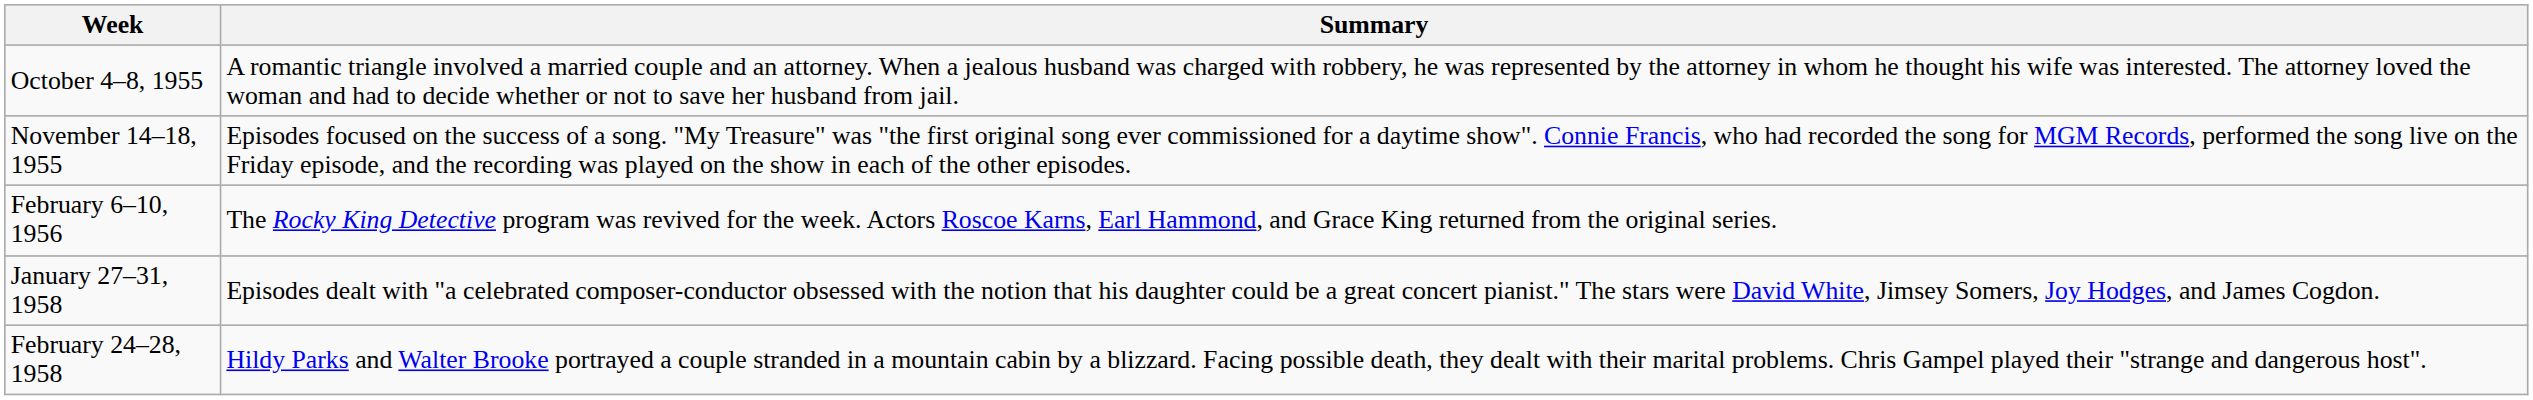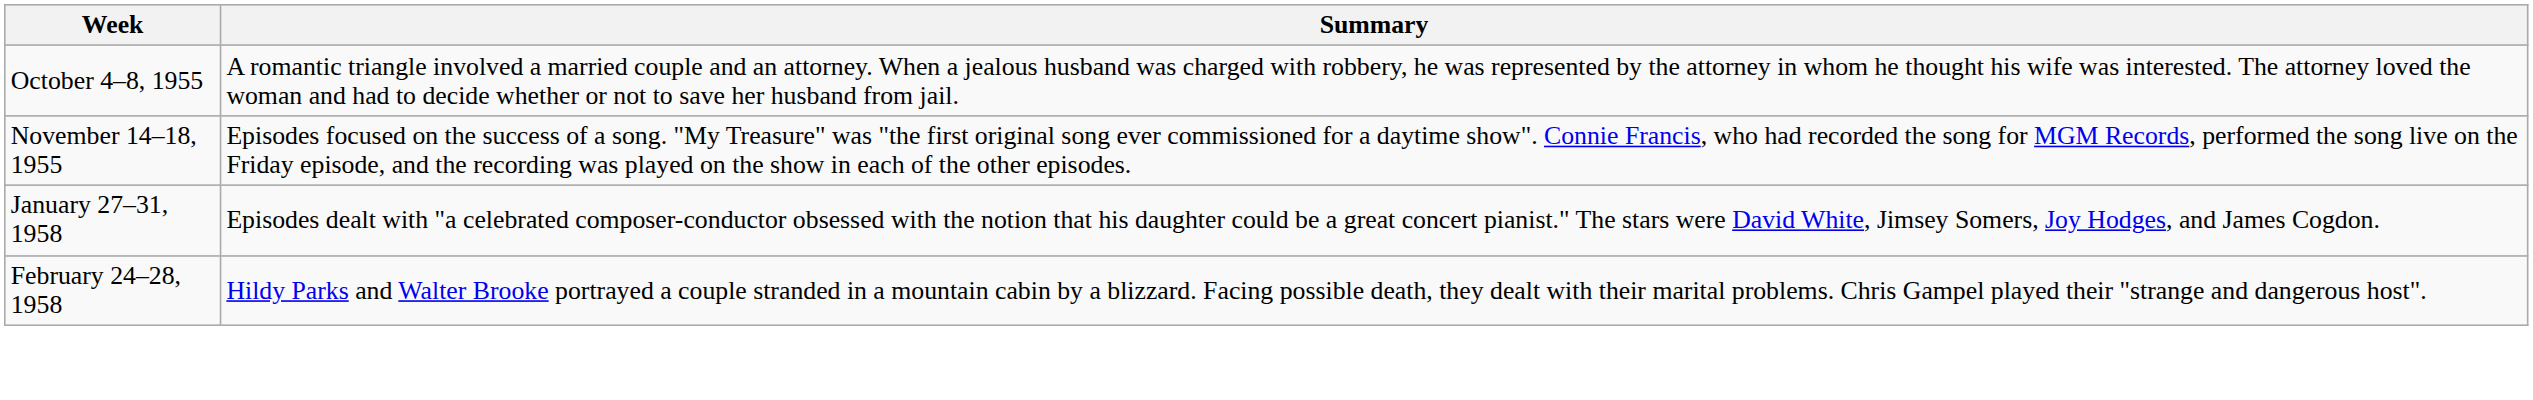- row: (89, 219)
